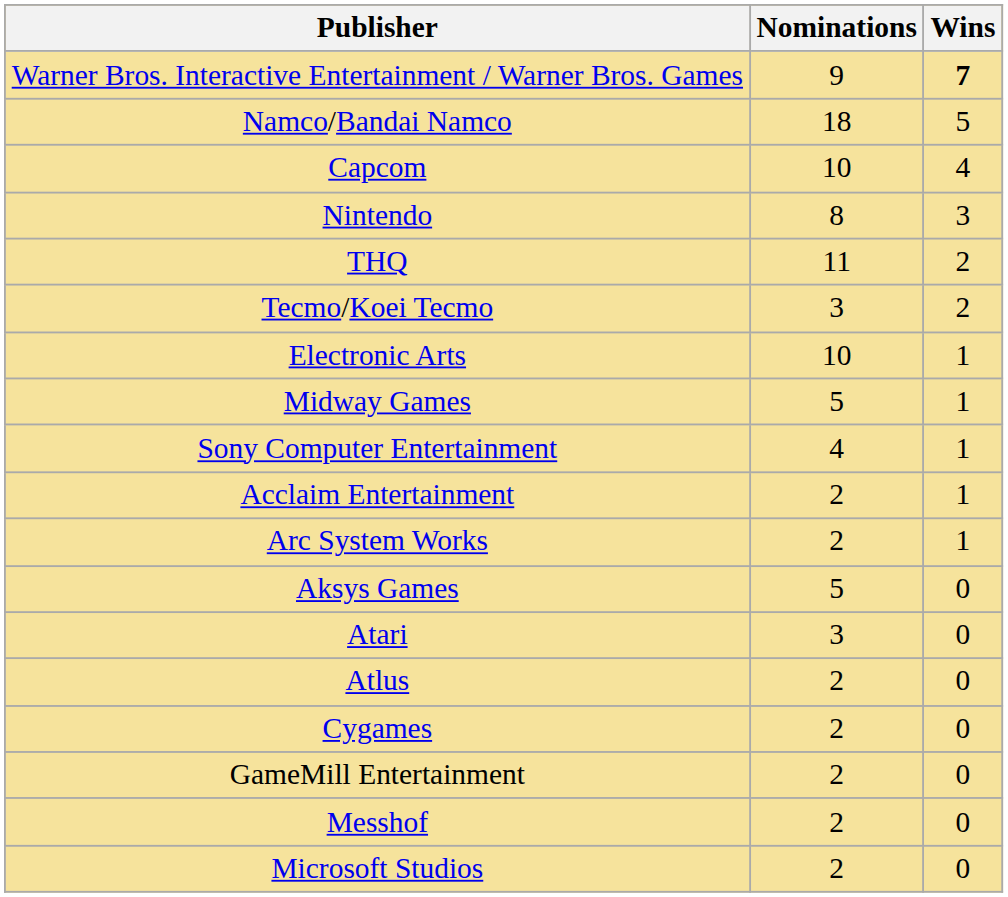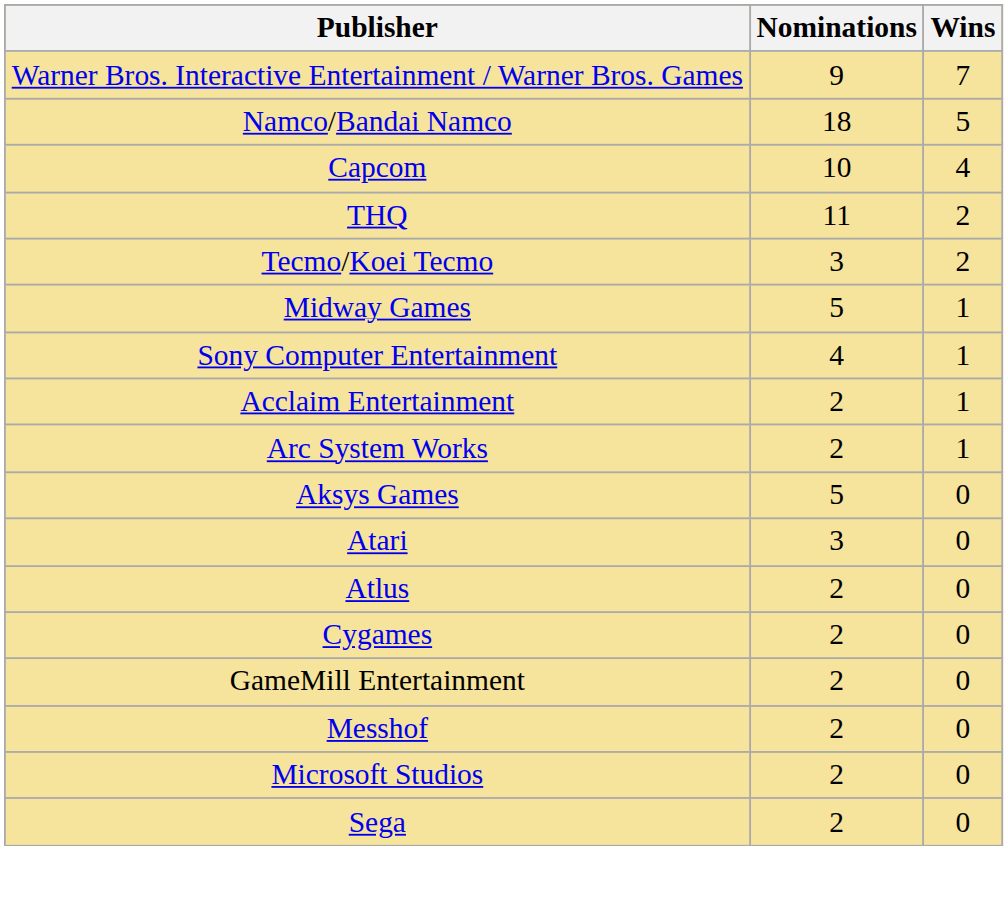(963, 74) bold -> (963, 74) normal
- row: (377, 214)
- row: (377, 354)
+ row: (377, 821)
